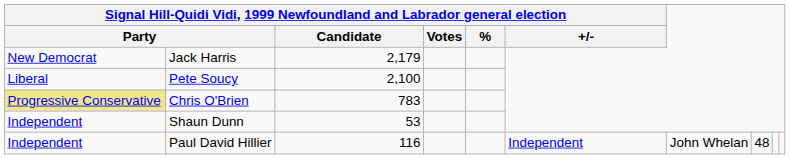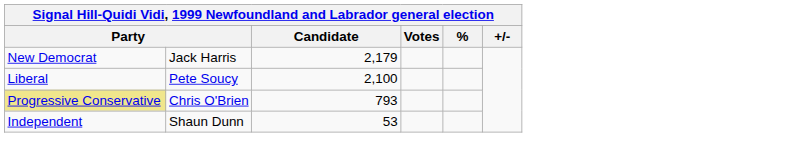(409, 100) 783 -> (386, 100) 793
- row: (220, 143)
